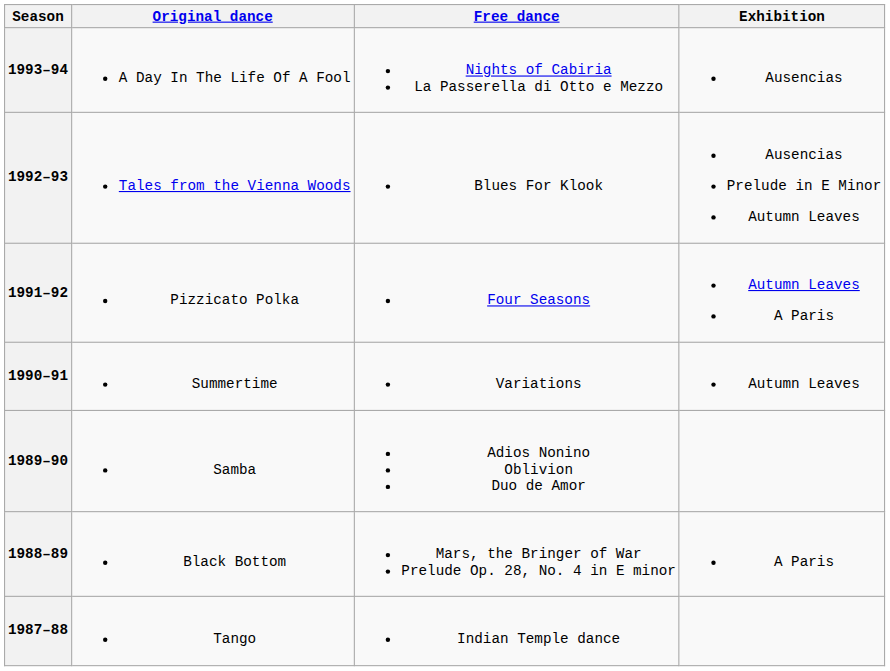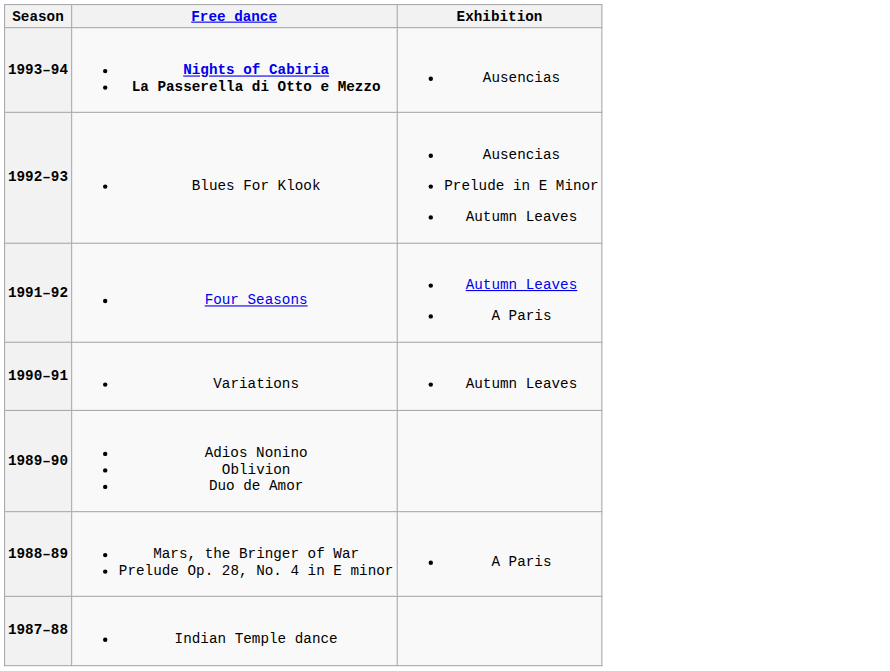- column: (213, 16)
(517, 79) normal -> (234, 79) bold
